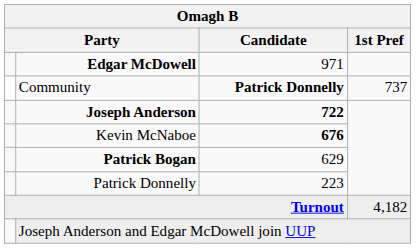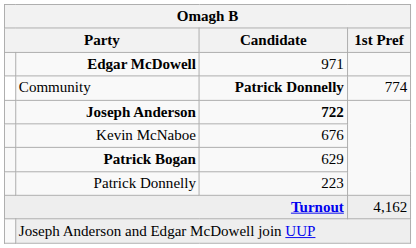(396, 87) 737 -> (396, 87) 774
(333, 135) bold -> (333, 135) normal
(390, 207) 4,182 -> (390, 207) 4,162
